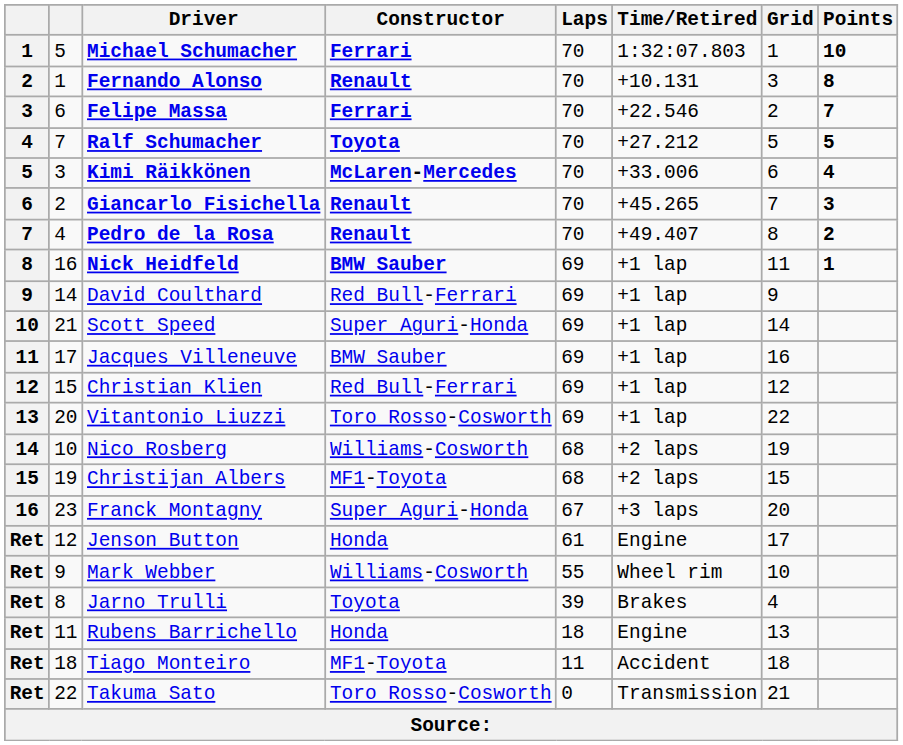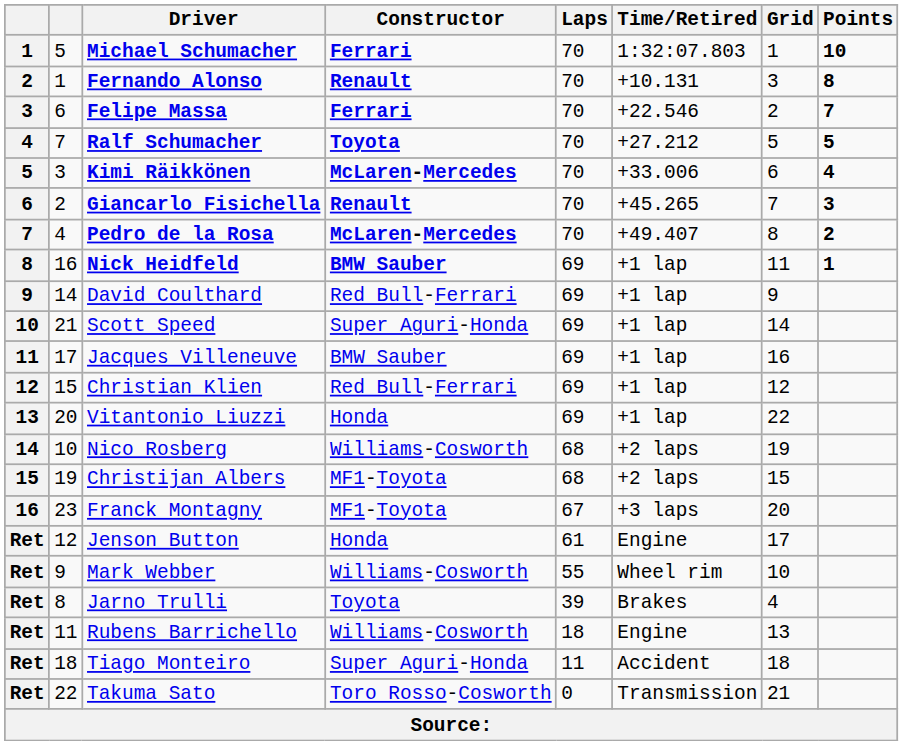(371, 235) Renault -> (423, 235) McLaren-Mercedes
(441, 418) Toro Rosso-Cosworth -> (359, 418) Honda
(429, 510) Super Aguri-Honda -> (388, 510) MF1-Toyota
(359, 633) Honda -> (429, 633) Williams-Cosworth
(388, 664) MF1-Toyota -> (429, 664) Super Aguri-Honda
